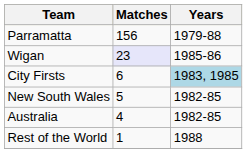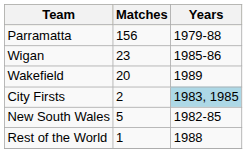(123, 55) lavender background -> (123, 55) no background
+ row: (36, 76)
(120, 76) 6 -> (120, 96) 2
- row: (33, 117)
